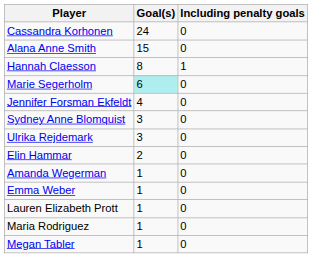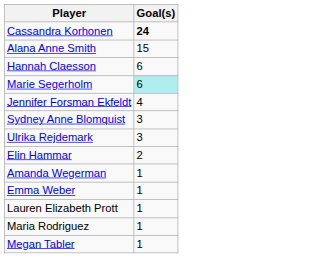- column: (243, 13)
(143, 31) normal -> (143, 31) bold
(140, 66) 8 -> (140, 66) 6
